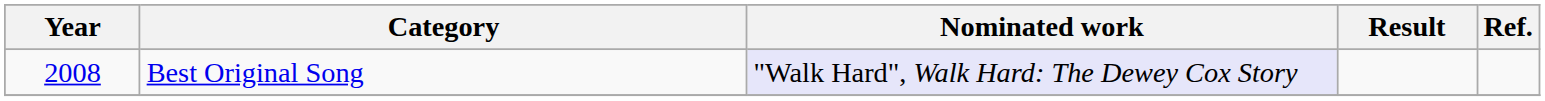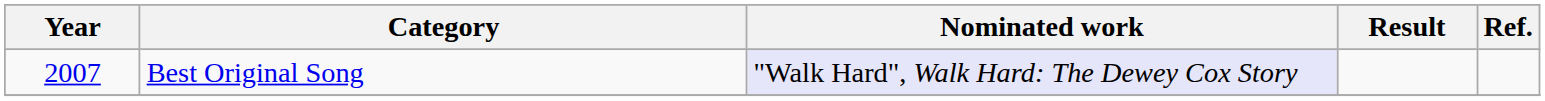(73, 71) 2008 -> (73, 71) 2007
